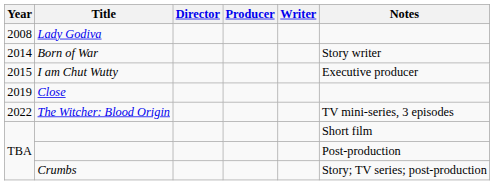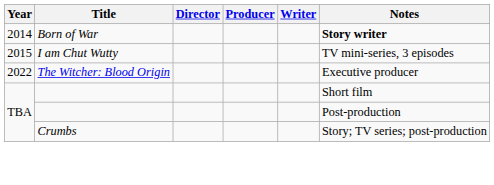- row: (20, 33)
(352, 53) normal -> (354, 33) bold
(370, 72) Executive producer -> (388, 53) TV mini-series, 3 episodes
- row: (20, 92)
(388, 111) TV mini-series, 3 episodes -> (370, 72) Executive producer
